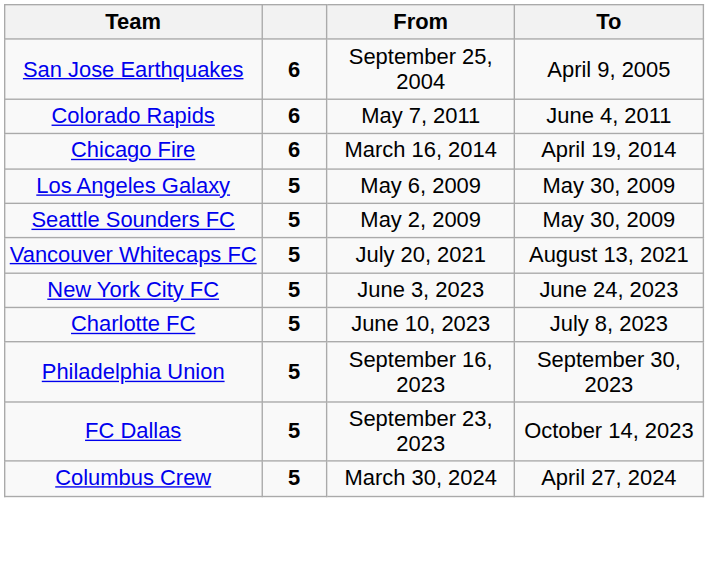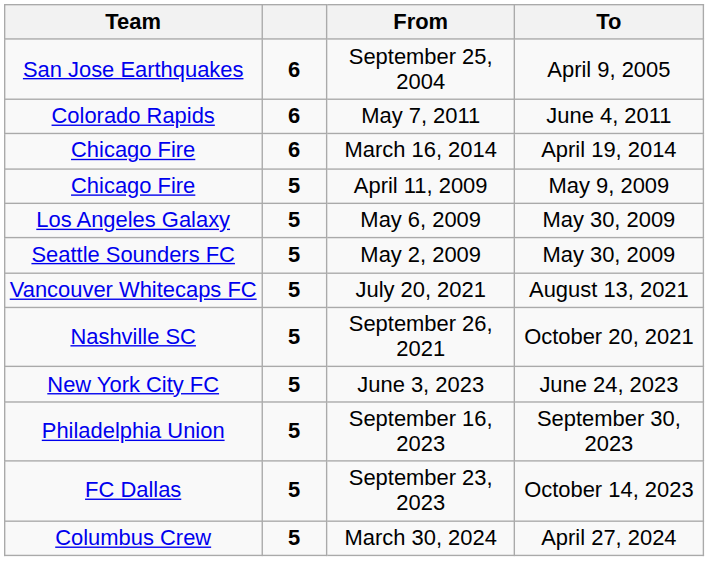+ row: (421, 185)
+ row: (421, 336)
- row: (421, 324)
